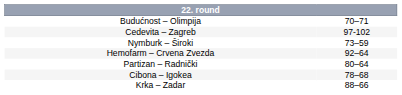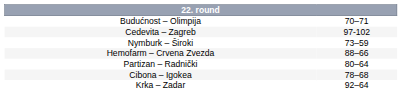(357, 53) 92–64 -> (357, 53) 88–66
(357, 86) 88–66 -> (357, 86) 92–64
